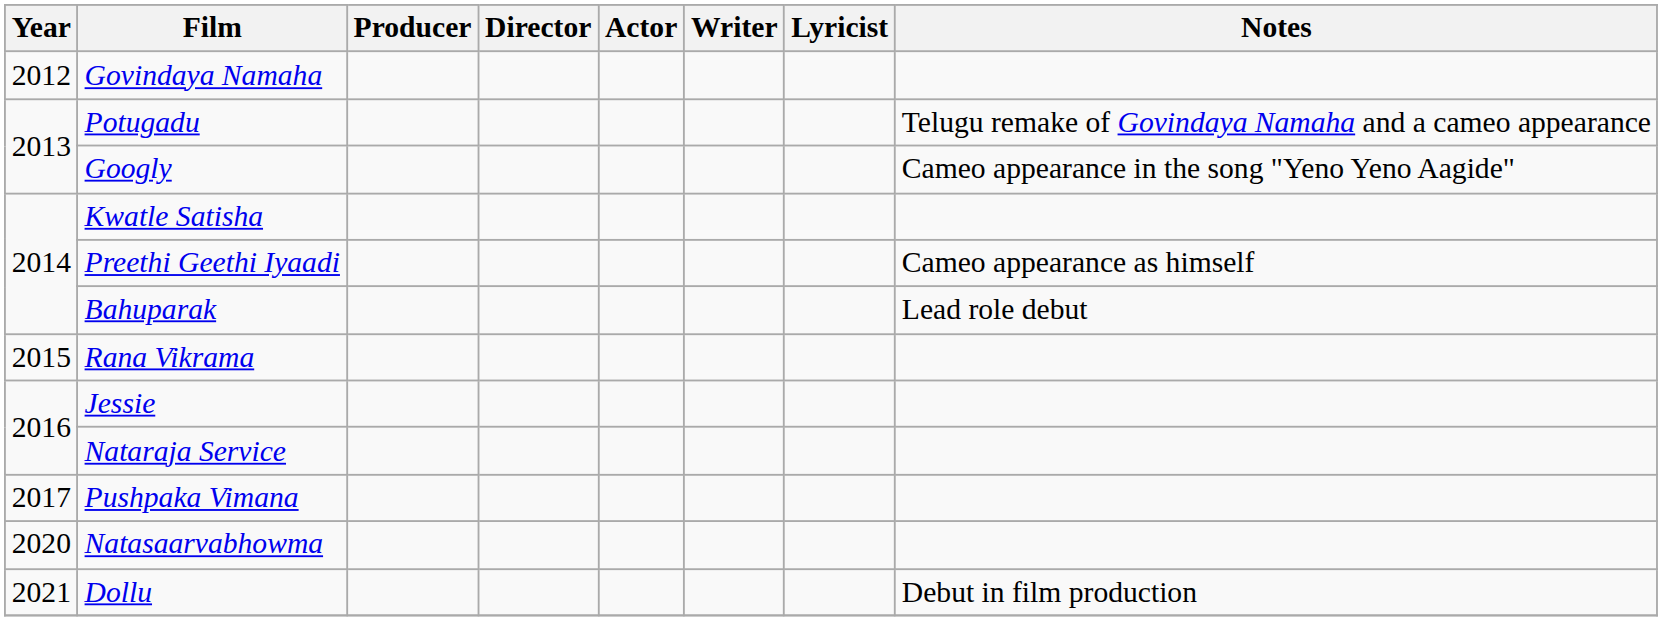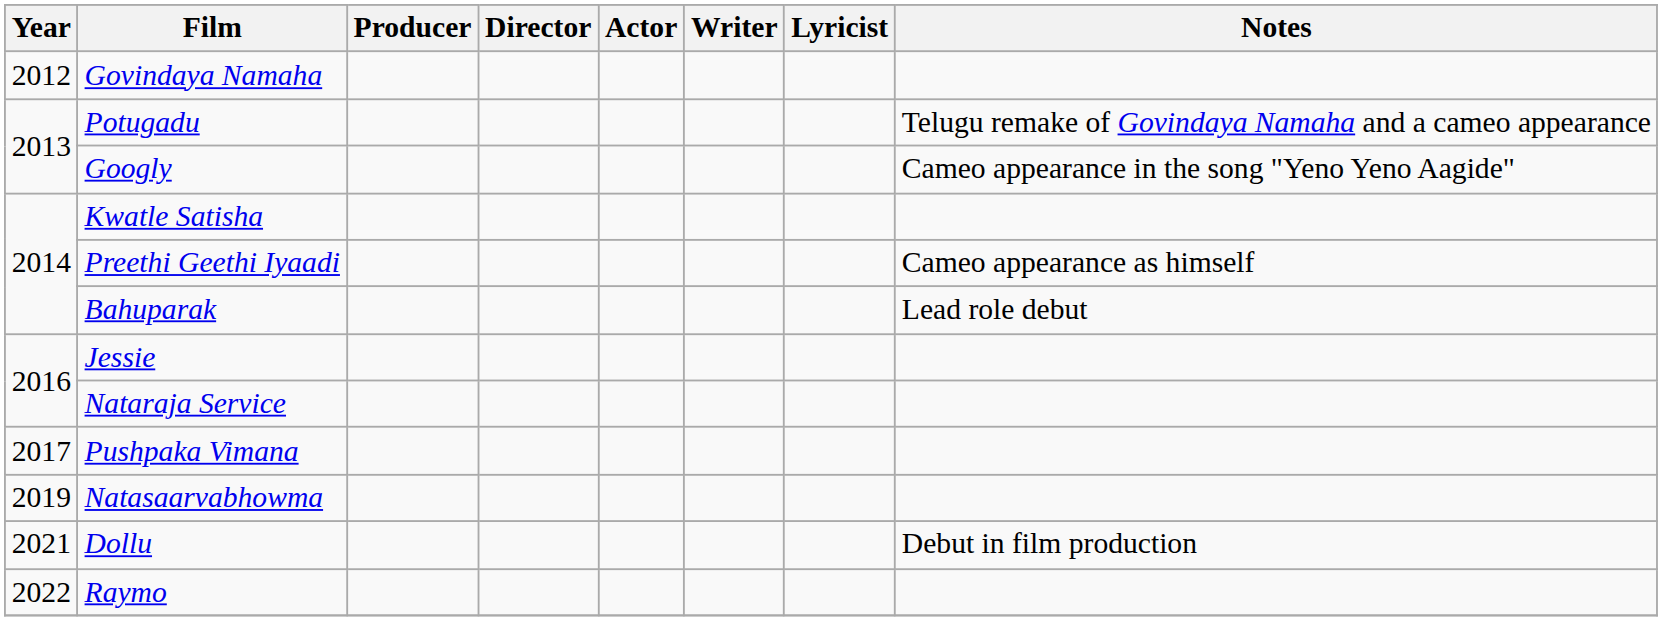- row: (169, 356)
(41, 544) 2020 -> (41, 497) 2019
+ row: (126, 591)
